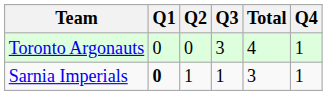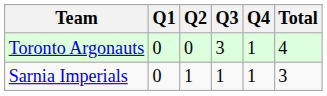columns swapped: (306, 18) <-> (267, 18)
(157, 76) bold -> (157, 76) normal
